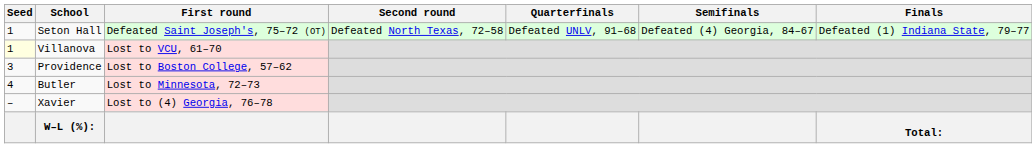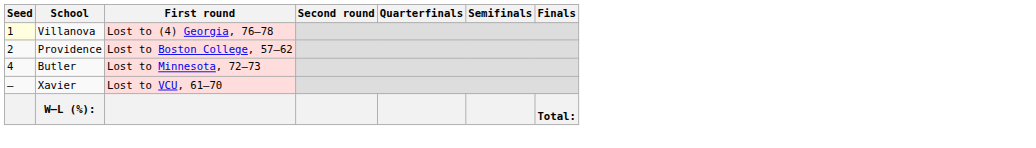- row: (70, 31)
(164, 49) Lost to VCU, 61–70 -> (190, 31) Lost to (4) Georgia, 76–78
(10, 67) 3 -> (10, 49) 2
(190, 103) Lost to (4) Georgia, 76–78 -> (165, 85) Lost to VCU, 61–70
